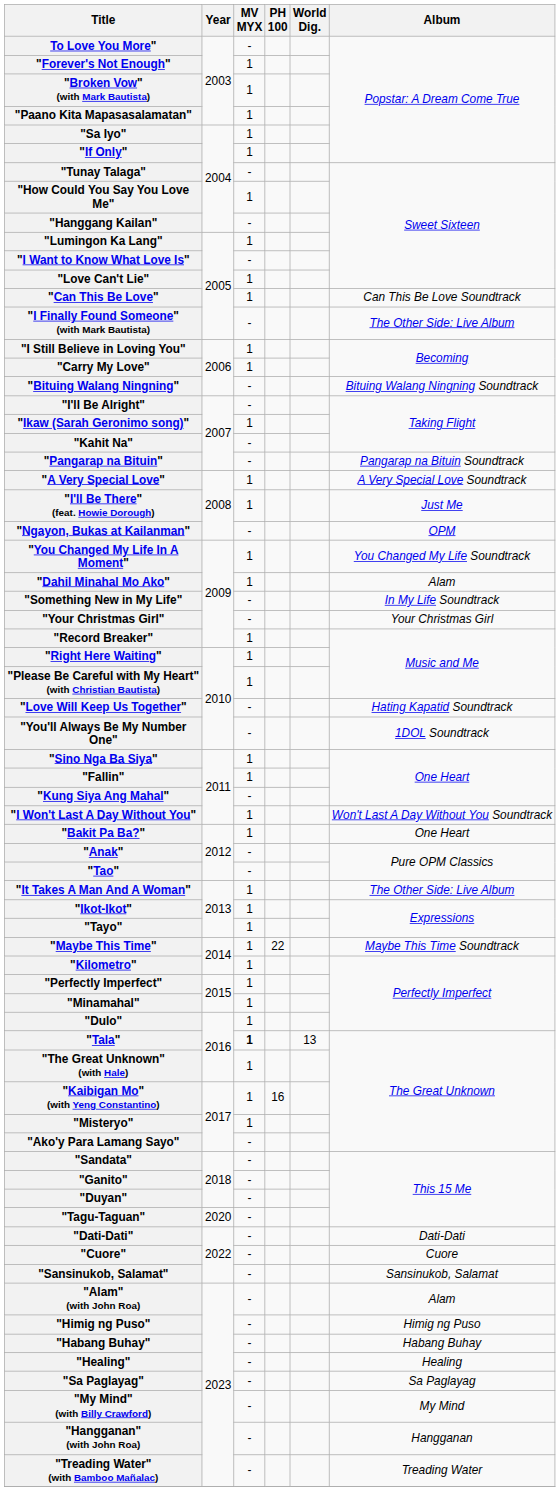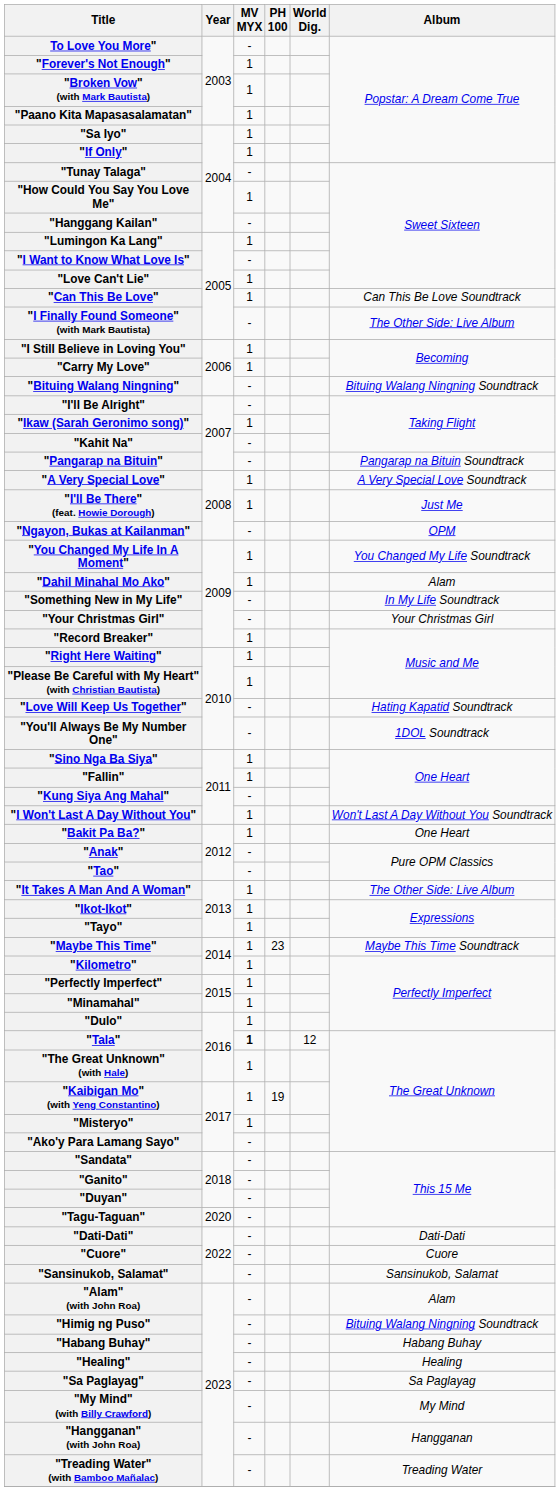(278, 946) 22 -> (278, 946) 23
(310, 1040) 13 -> (310, 1040) 12
(278, 1098) 16 -> (278, 1098) 19
(442, 1324) Himig ng Puso -> (442, 1324) Bituing Walang Ningning Soundtrack
